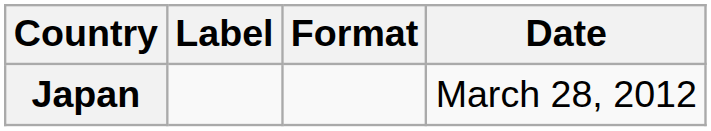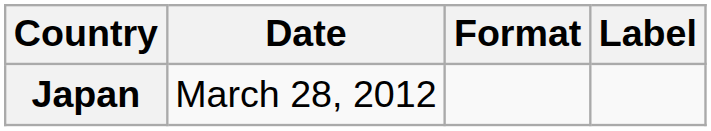columns swapped: (566, 34) <-> (224, 34)
